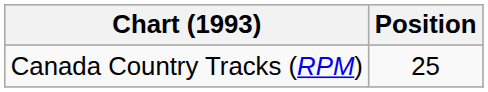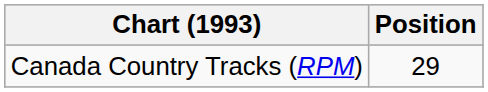(426, 65) 25 -> (426, 65) 29
